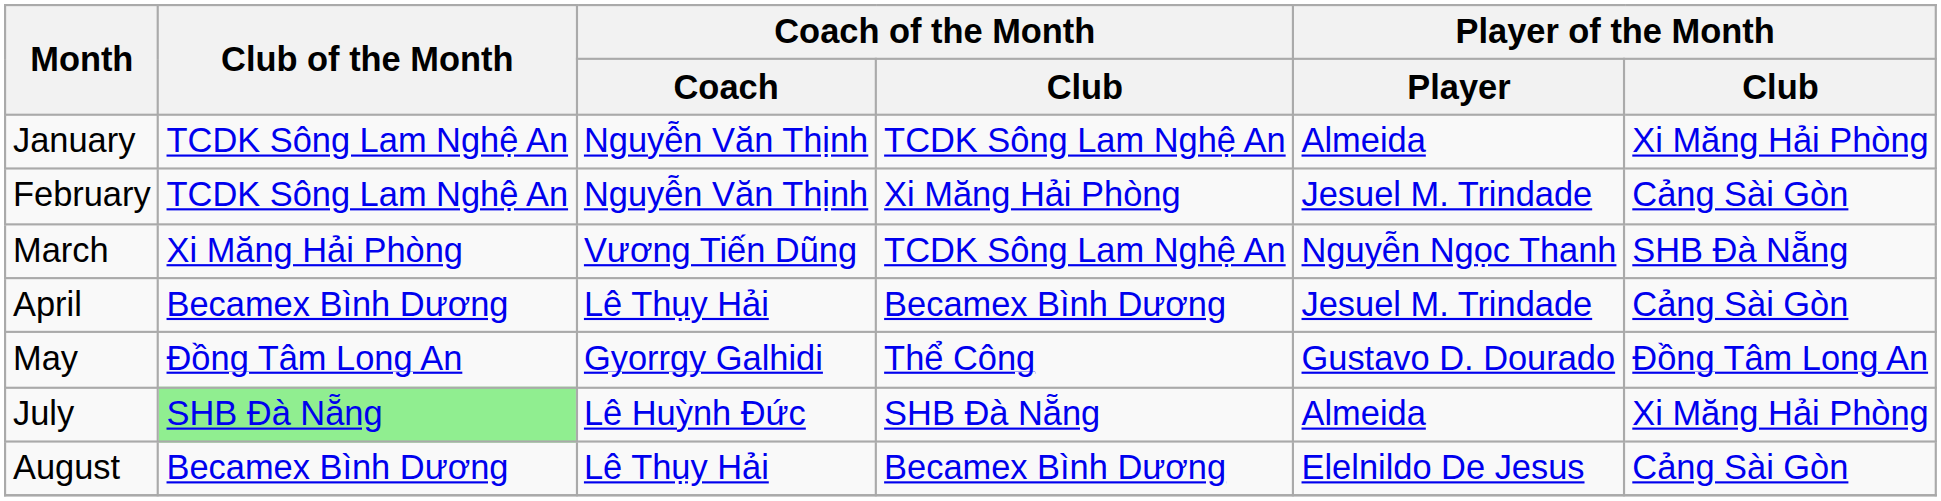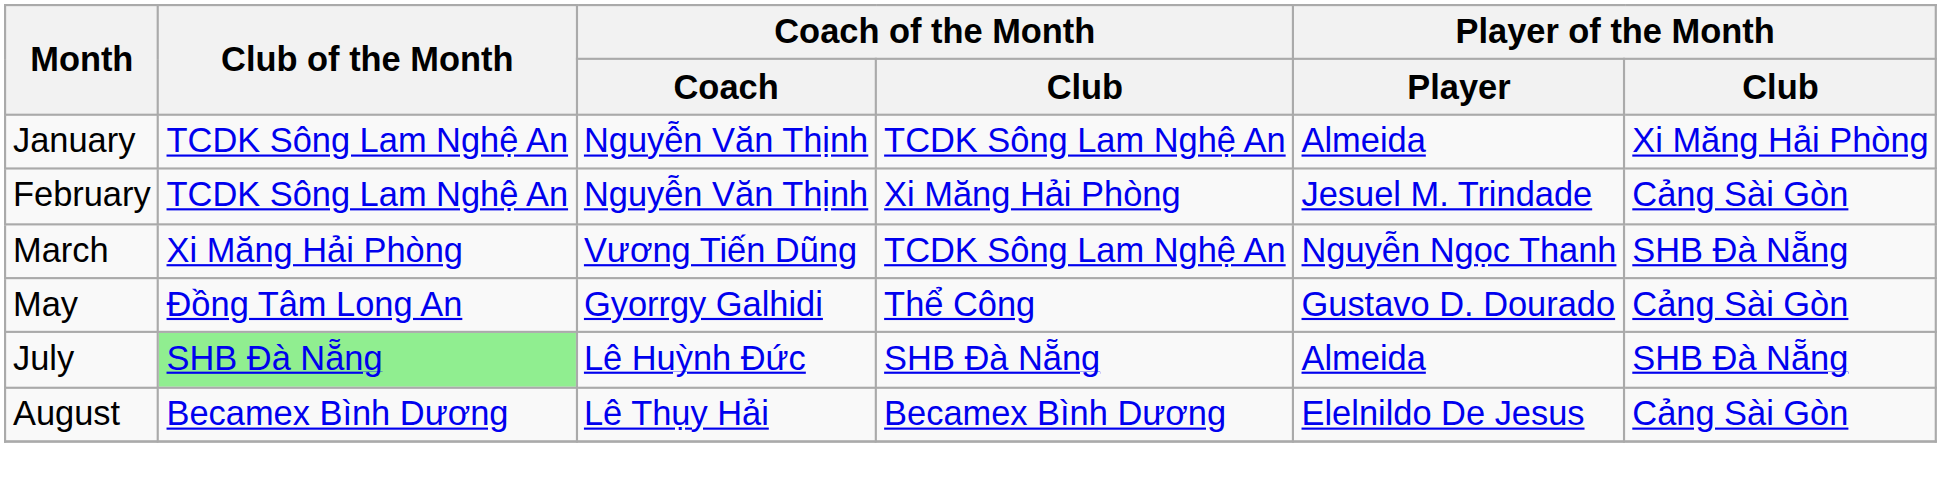- row: (47, 304)
(1780, 359) Đồng Tâm Long An -> (1740, 304) Cảng Sài Gòn
(1780, 413) Xi Măng Hải Phòng -> (1740, 359) SHB Đà Nẵng
